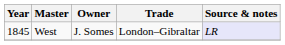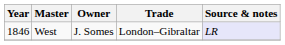(18, 31) 1845 -> (18, 31) 1846
